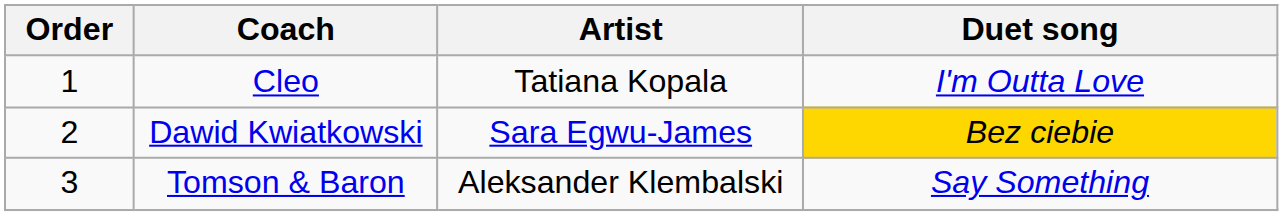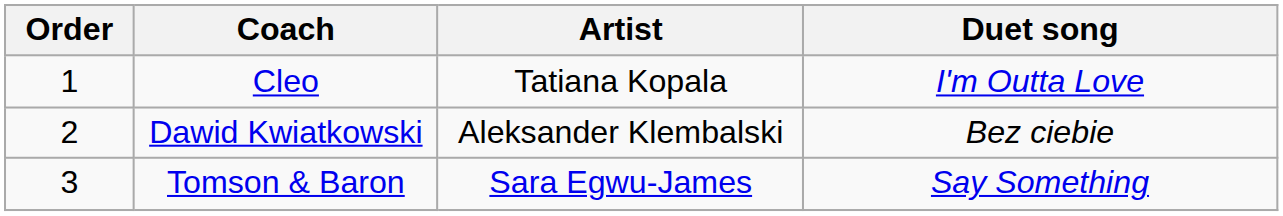(621, 132) Sara Egwu-James -> (621, 132) Aleksander Klembalski
(1040, 132) gold background -> (1040, 132) no background
(621, 183) Aleksander Klembalski -> (621, 183) Sara Egwu-James
